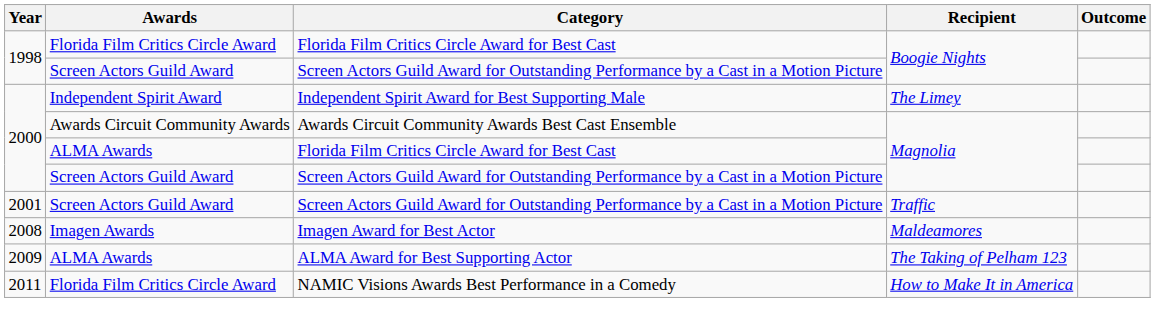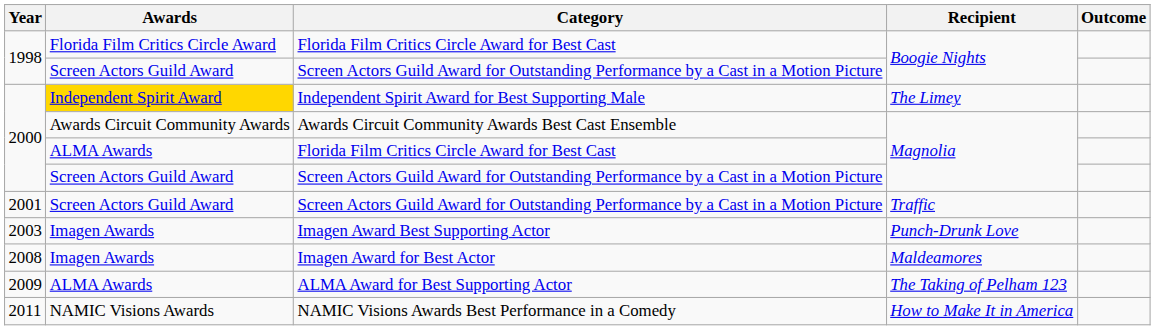(136, 97) no background -> (136, 97) gold background
+ row: (424, 230)
(163, 284) Florida Film Critics Circle Award -> (132, 310) NAMIC Visions Awards
